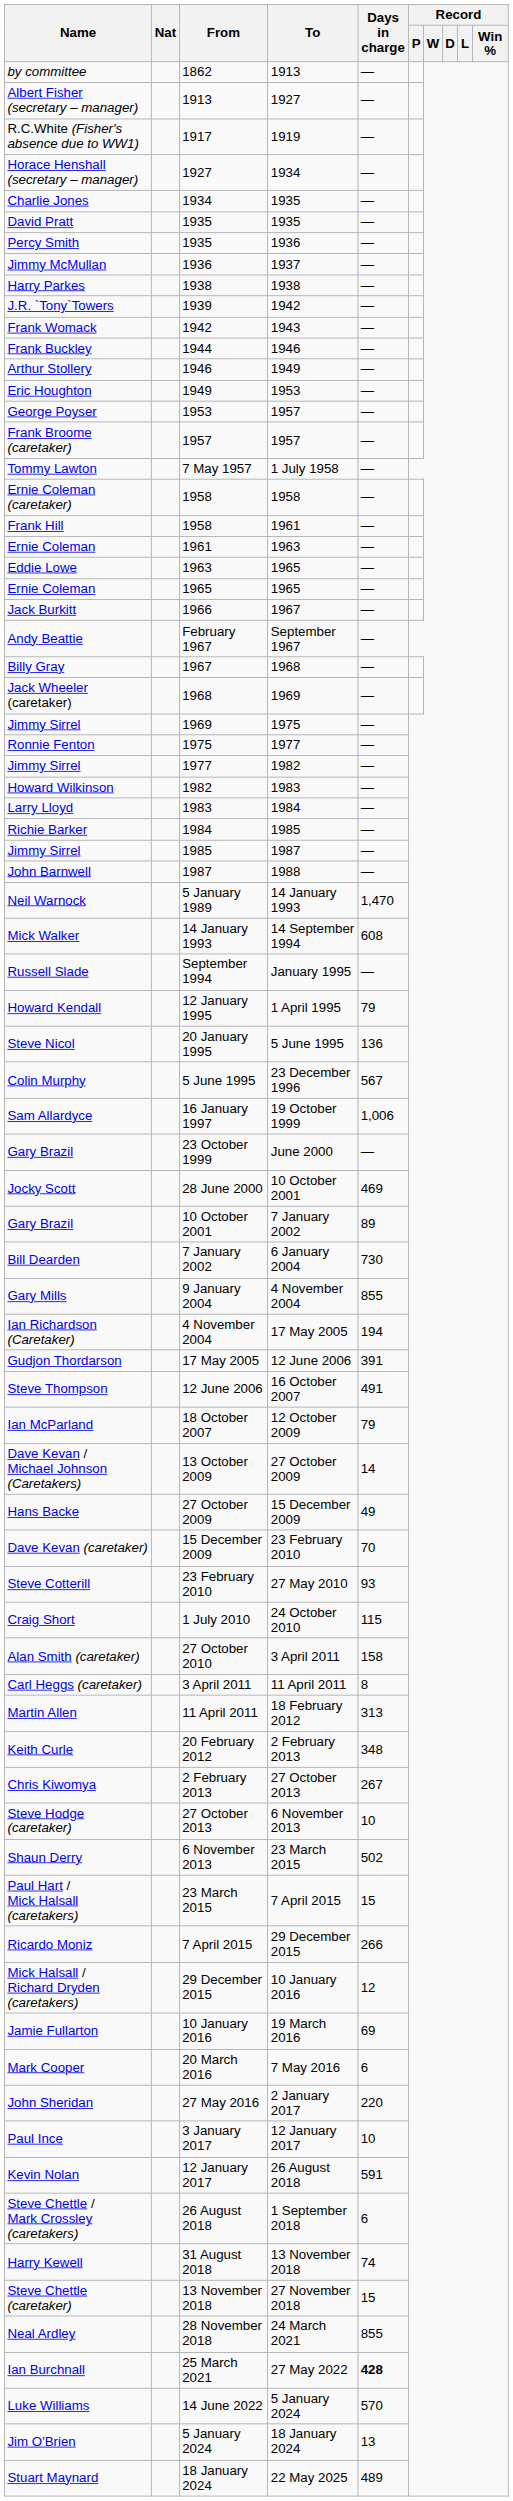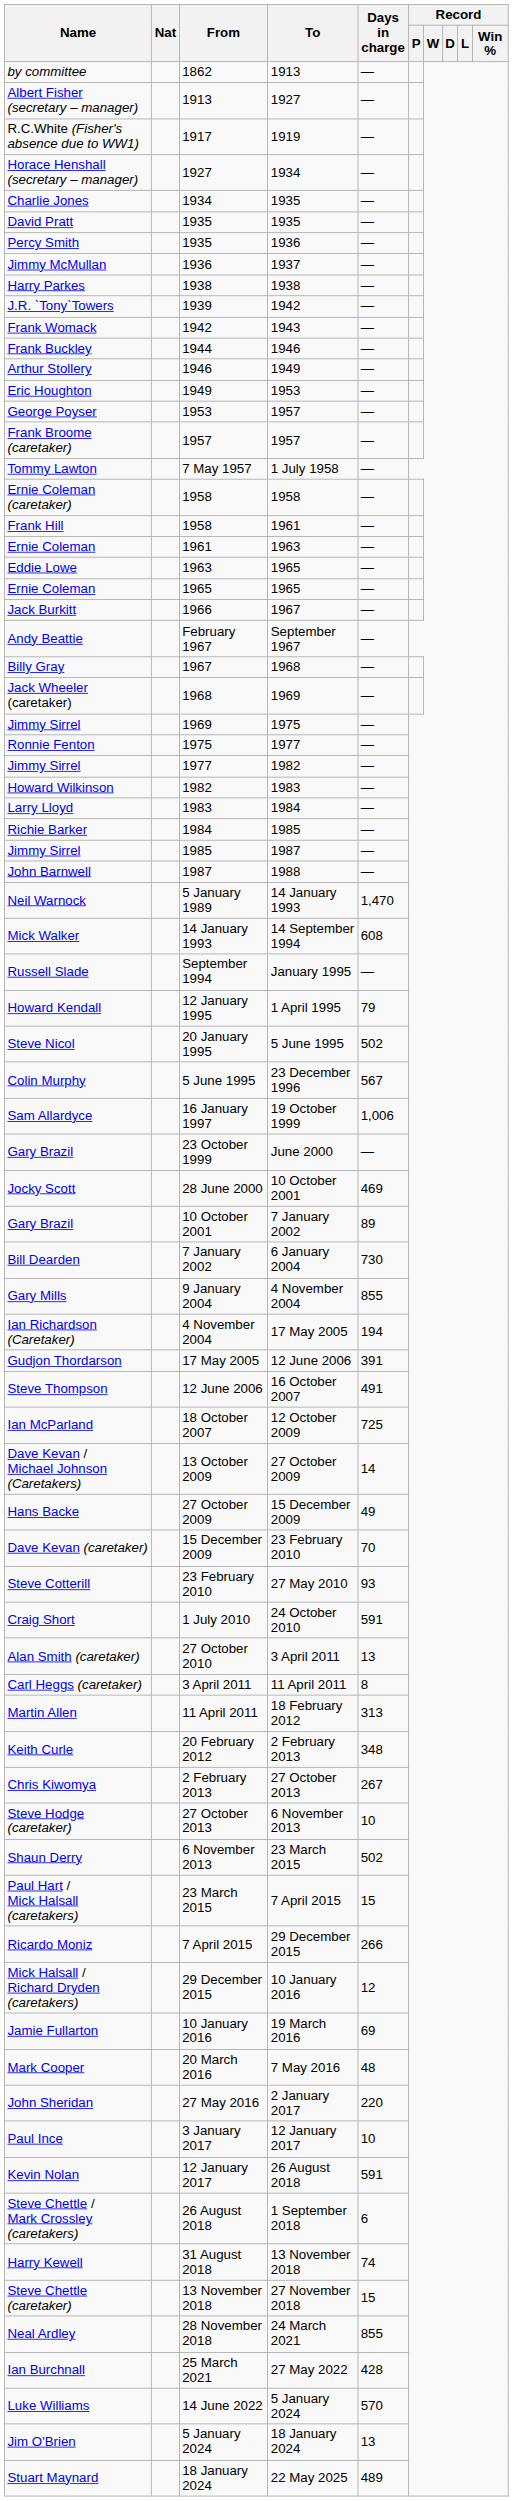(372, 1044) 136 -> (372, 1044) 502
(368, 1425) 79 -> (372, 1425) 725
(371, 1620) 115 -> (372, 1620) 591
(372, 1656) 158 -> (368, 1656) 13
(364, 2067) 6 -> (368, 2067) 48
(372, 2370) bold -> (372, 2370) normal
